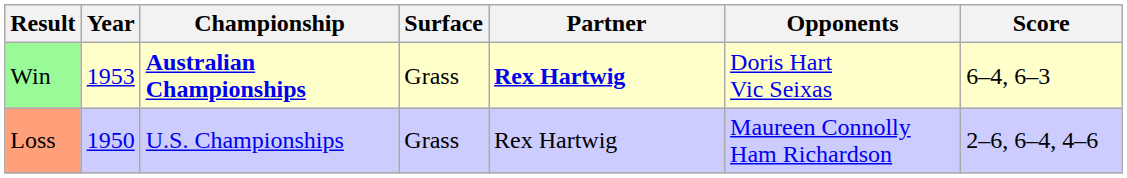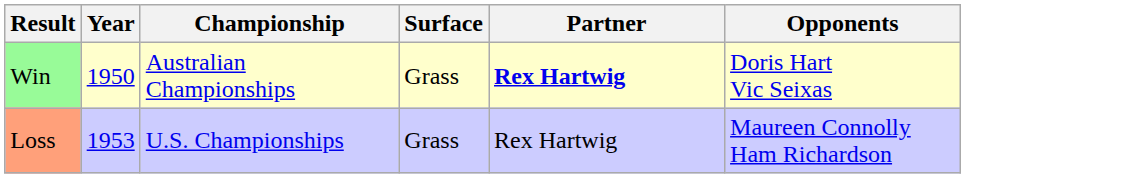- column: (1041, 23)
(111, 75) 1953 -> (111, 75) 1950
(226, 75) bold -> (220, 75) normal
(111, 140) 1950 -> (111, 140) 1953
